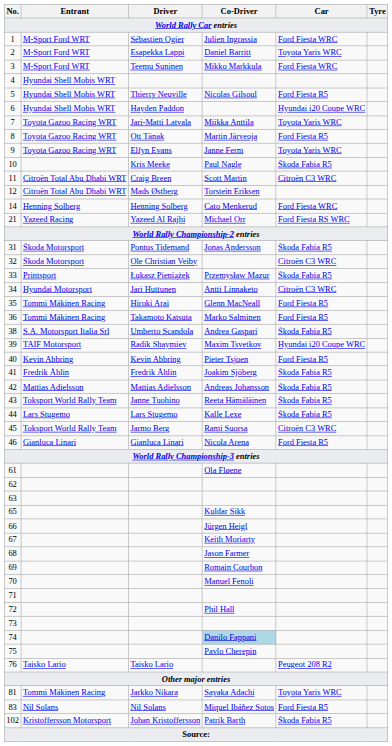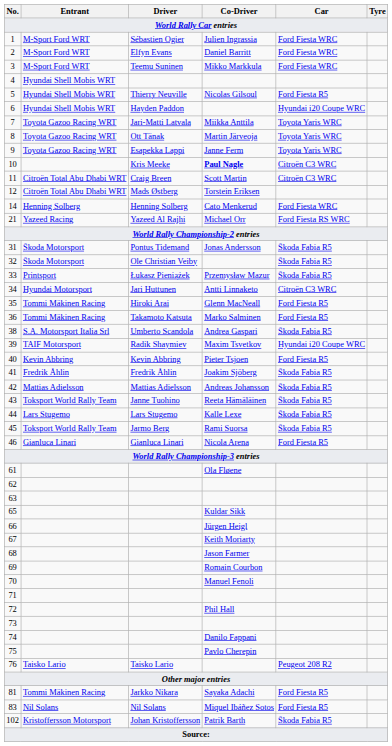(157, 52) Esapekka Lappi -> (151, 52) Elfyn Evans
(310, 52) Toyota Yaris WRC -> (308, 52) Ford Fiesta WRC
(303, 136) Ford Fiesta R5 -> (310, 136) Toyota Yaris WRC
(151, 150) Elfyn Evans -> (157, 150) Esapekka Lappi
(223, 164) normal -> (224, 164) bold
(305, 164) Škoda Fabia R5 -> (307, 164) Citroën C3 WRC
(307, 261) Citroën C3 WRC -> (305, 261) Škoda Fabia R5
(307, 428) Citroën C3 WRC -> (305, 428) Škoda Fabia R5
(230, 637) lightblue background -> (230, 637) no background
(310, 692) Toyota Yaris WRC -> (303, 692) Ford Fiesta R5
